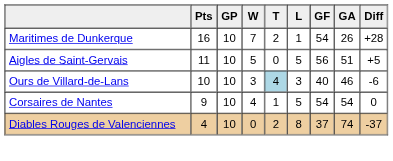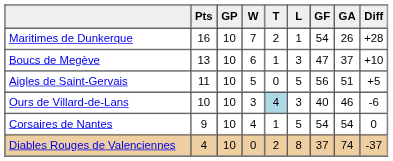+ row: (54, 60)
